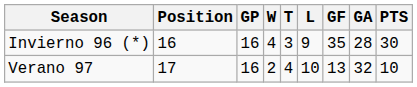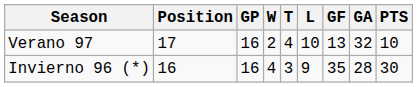rows swapped: (79, 43) <-> (51, 69)
